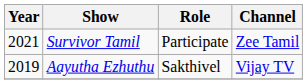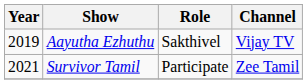rows swapped: (100, 66) <-> (93, 41)
